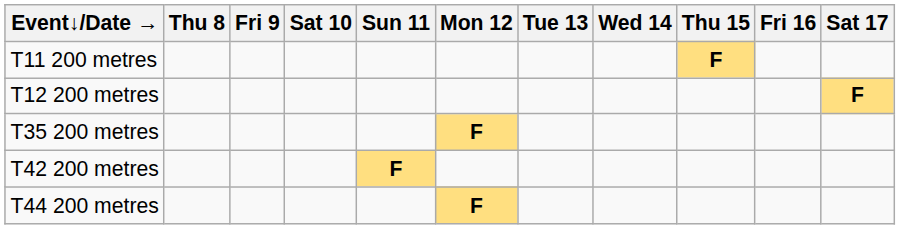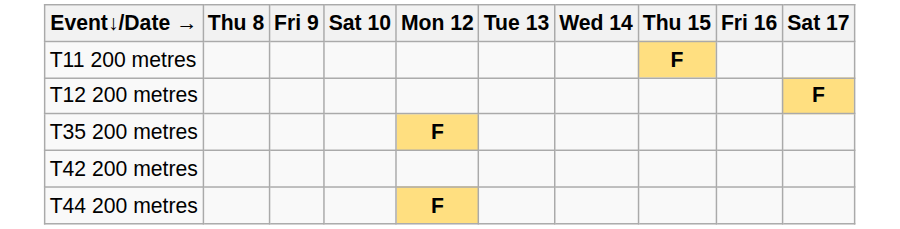- column: (396, 23)
